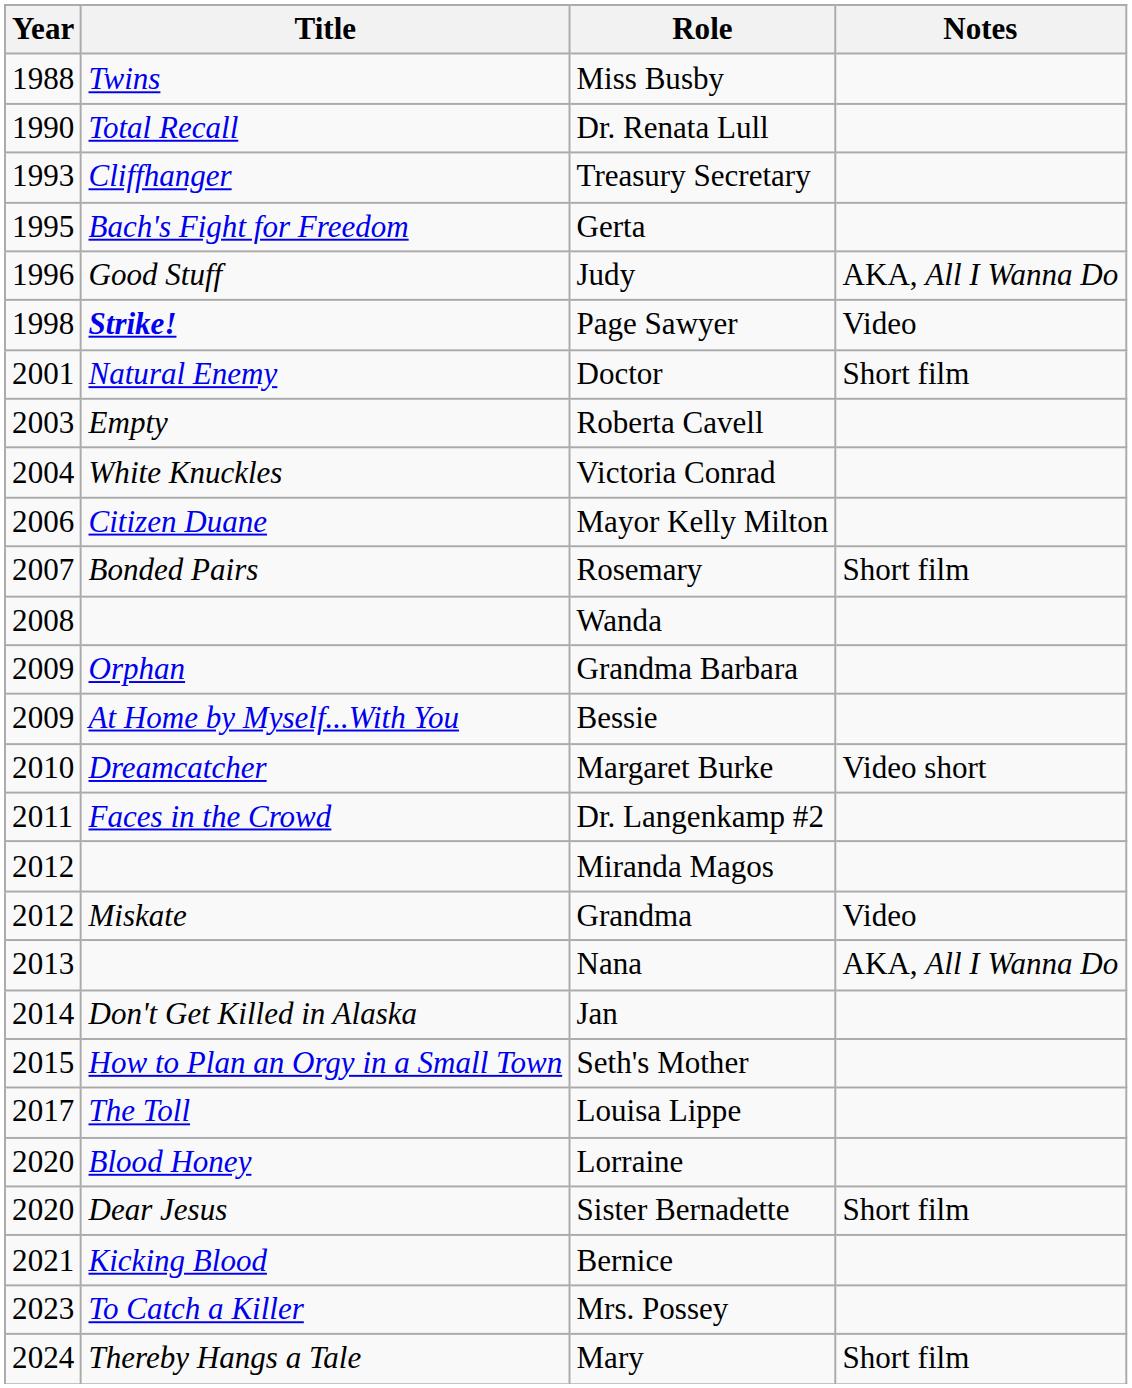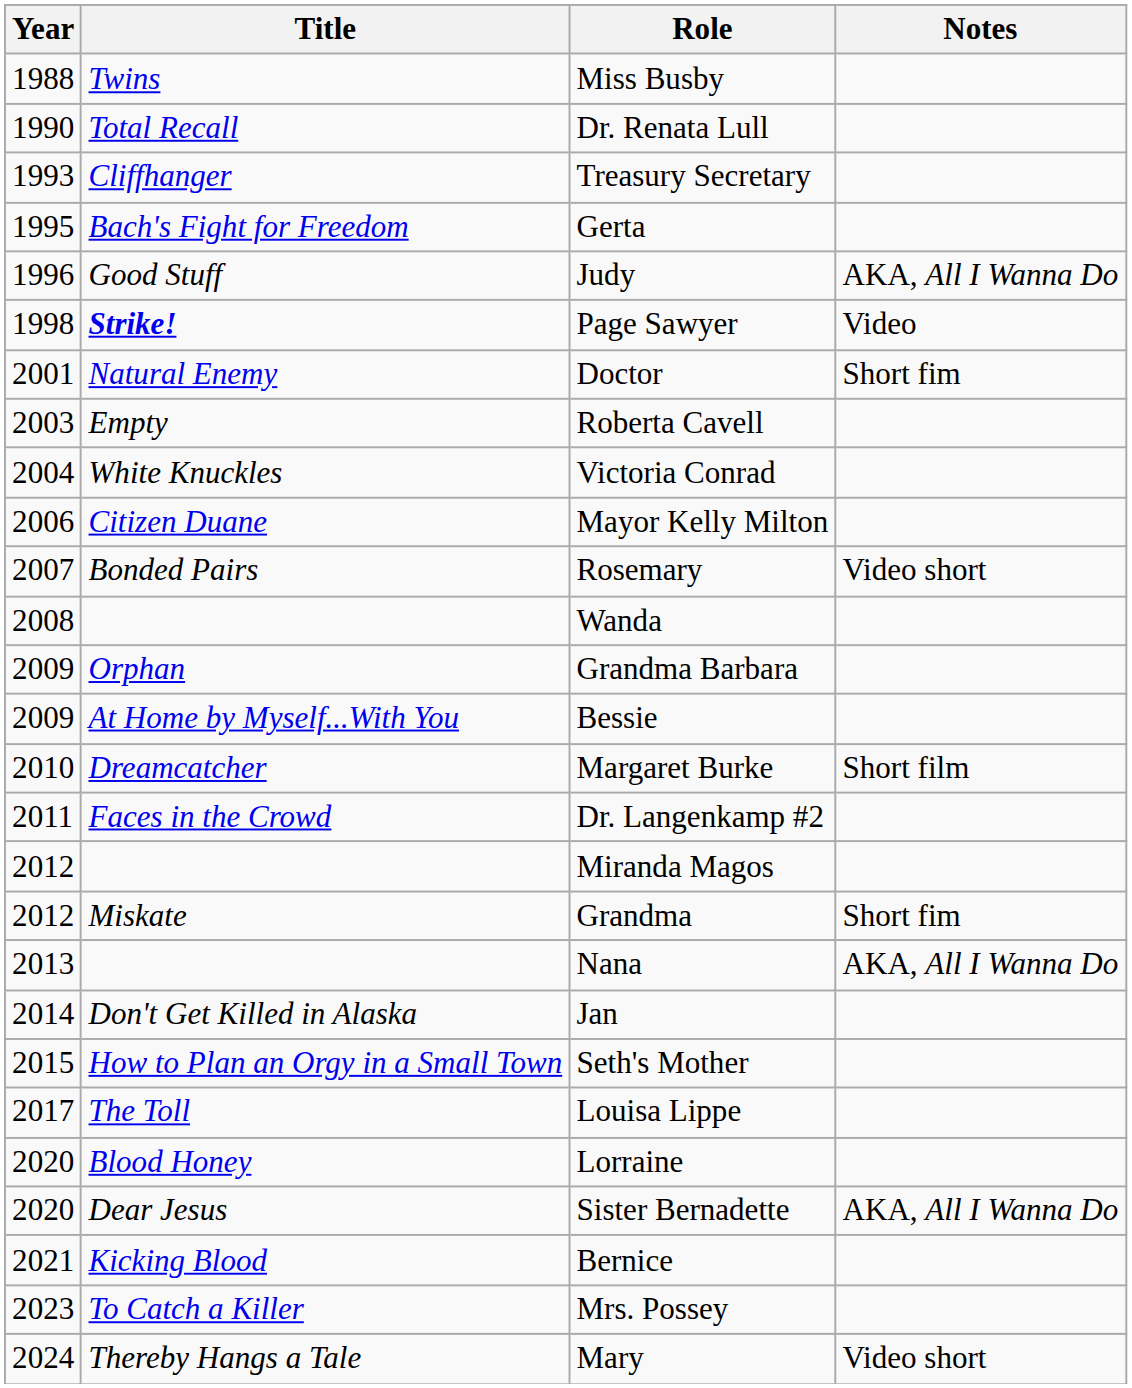(906, 373) Short film -> (902, 373) Short fim
(906, 570) Short film -> (914, 570) Video short
(914, 767) Video short -> (906, 767) Short film
(880, 915) Video -> (902, 915) Short fim
(906, 1210) Short film -> (980, 1210) AKA, All I Wanna Do
(906, 1358) Short film -> (914, 1358) Video short
